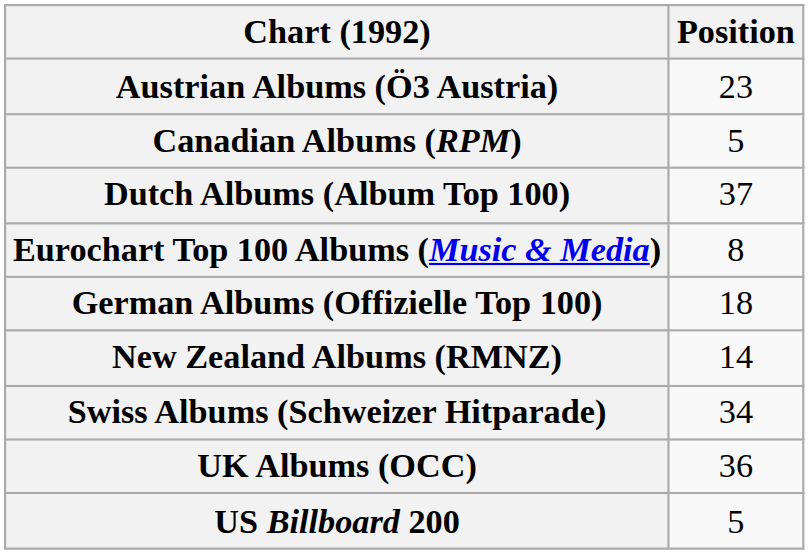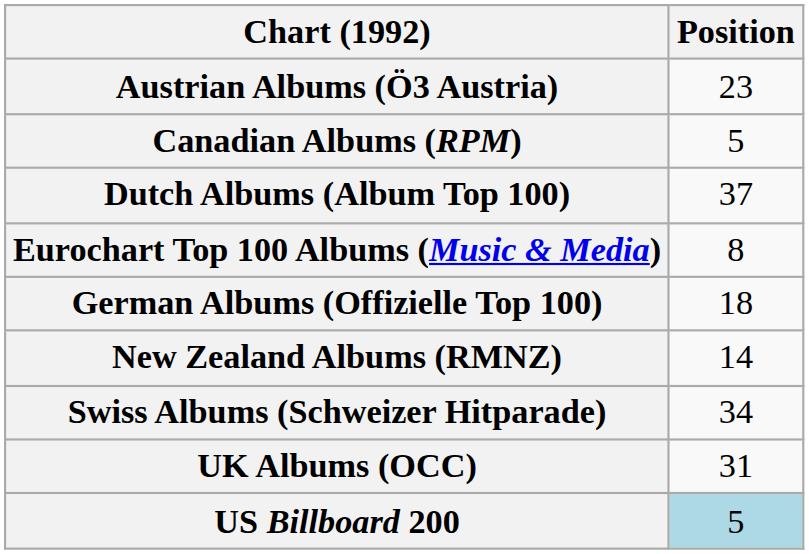(736, 466) 36 -> (736, 466) 31
(736, 520) no background -> (736, 520) lightblue background
